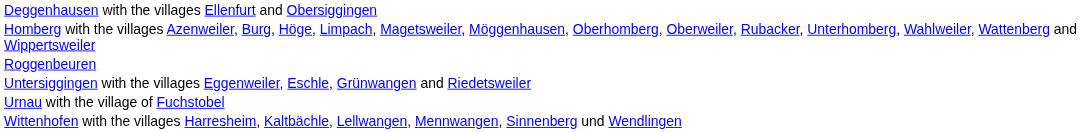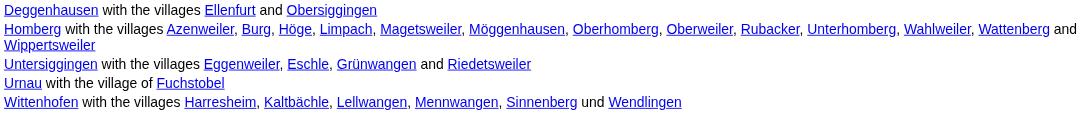- row: (50, 64)
